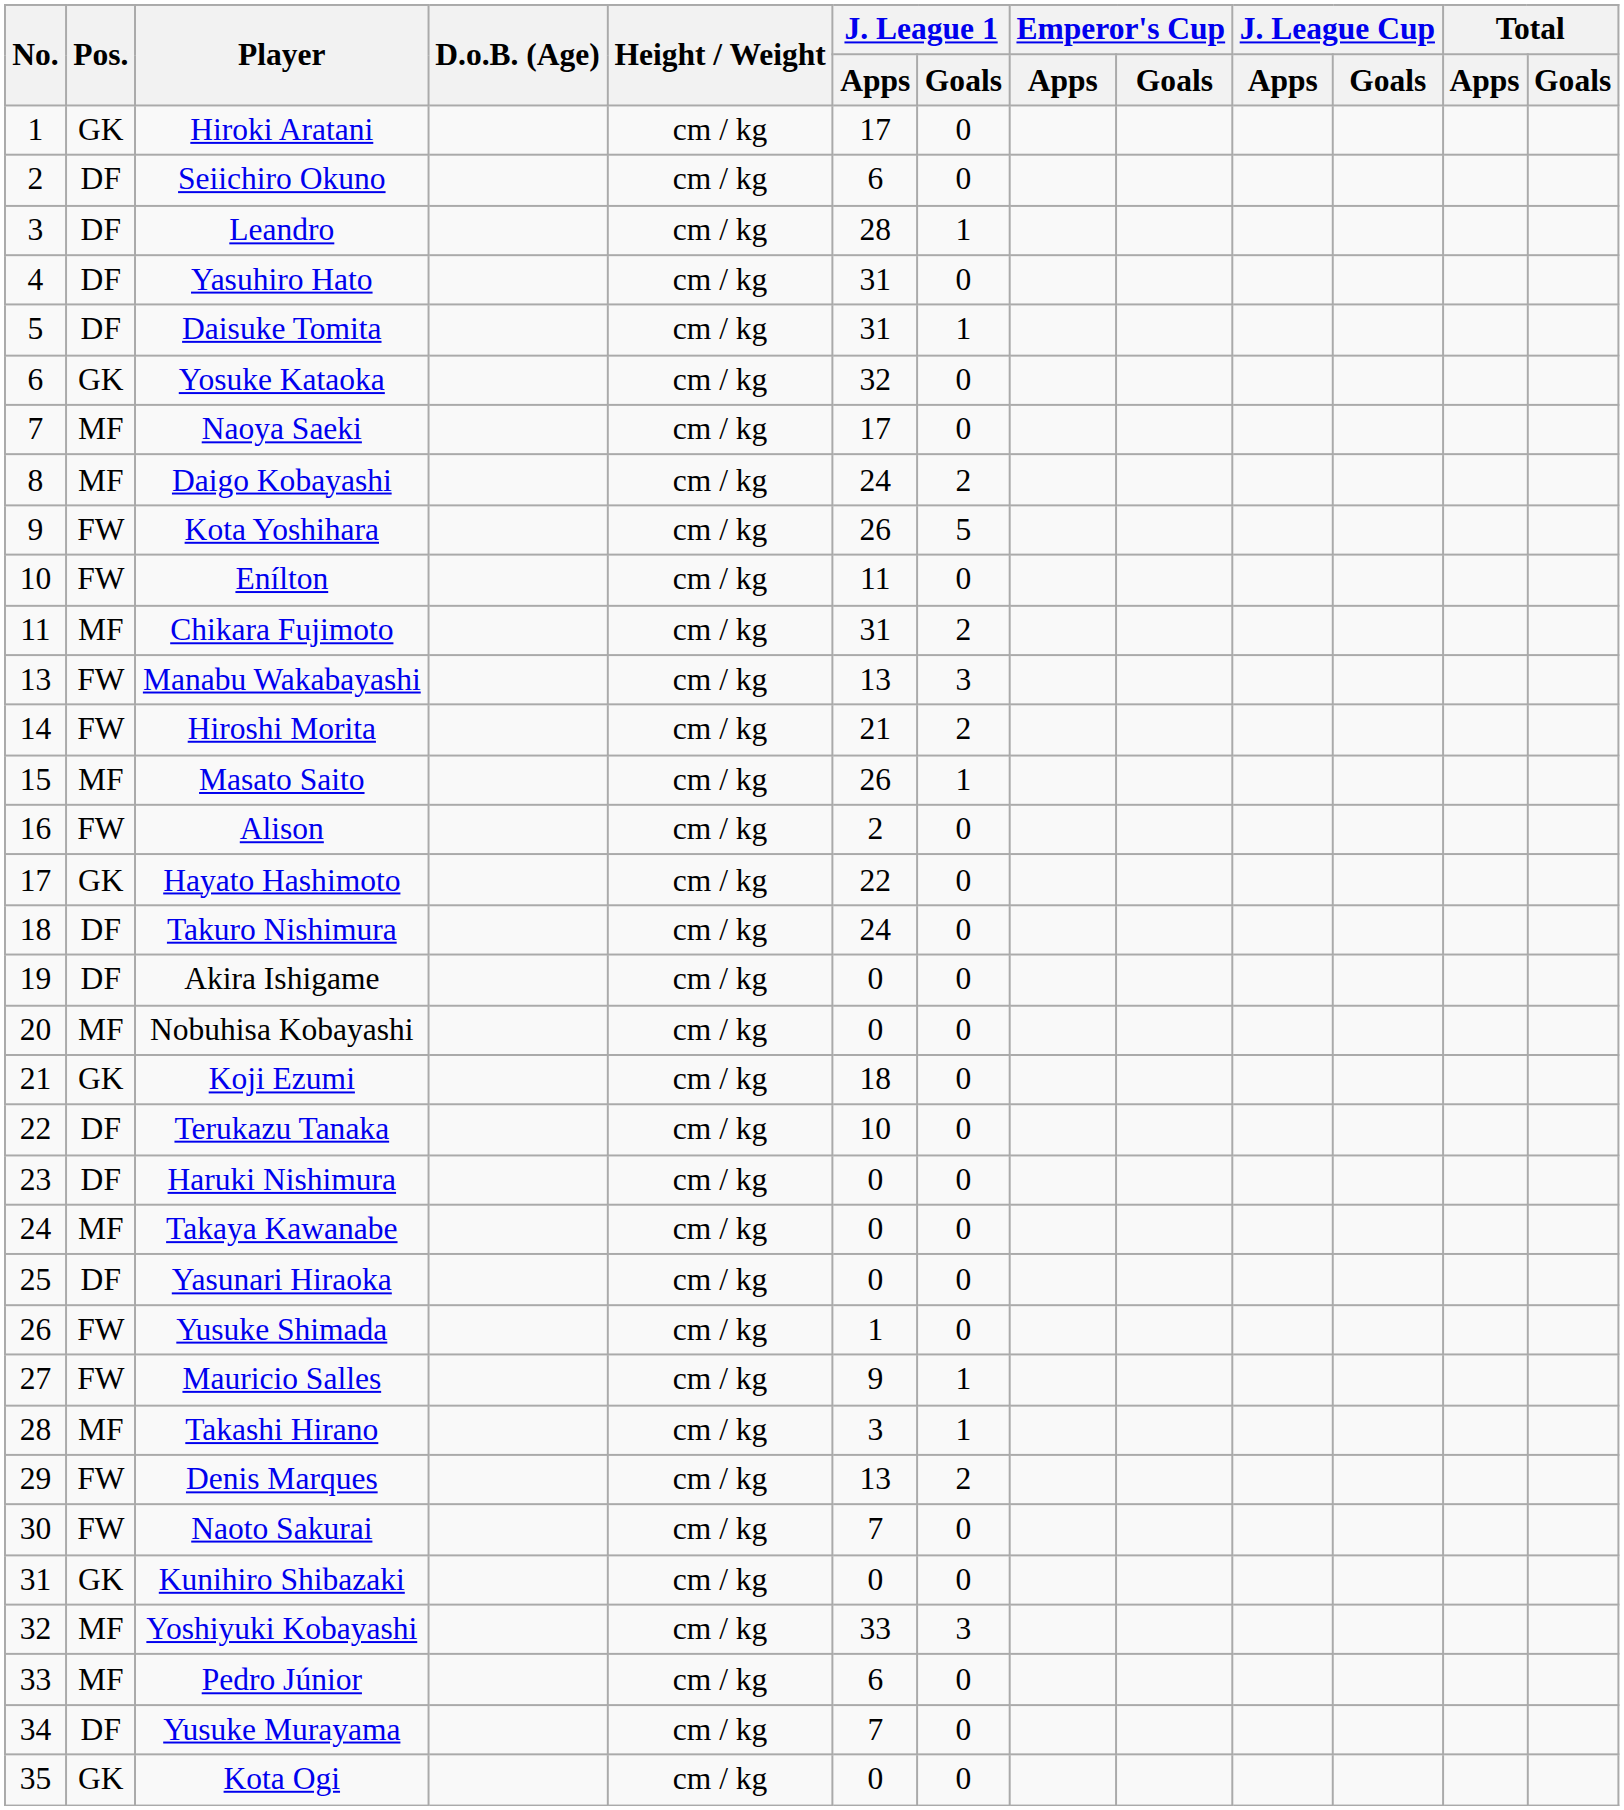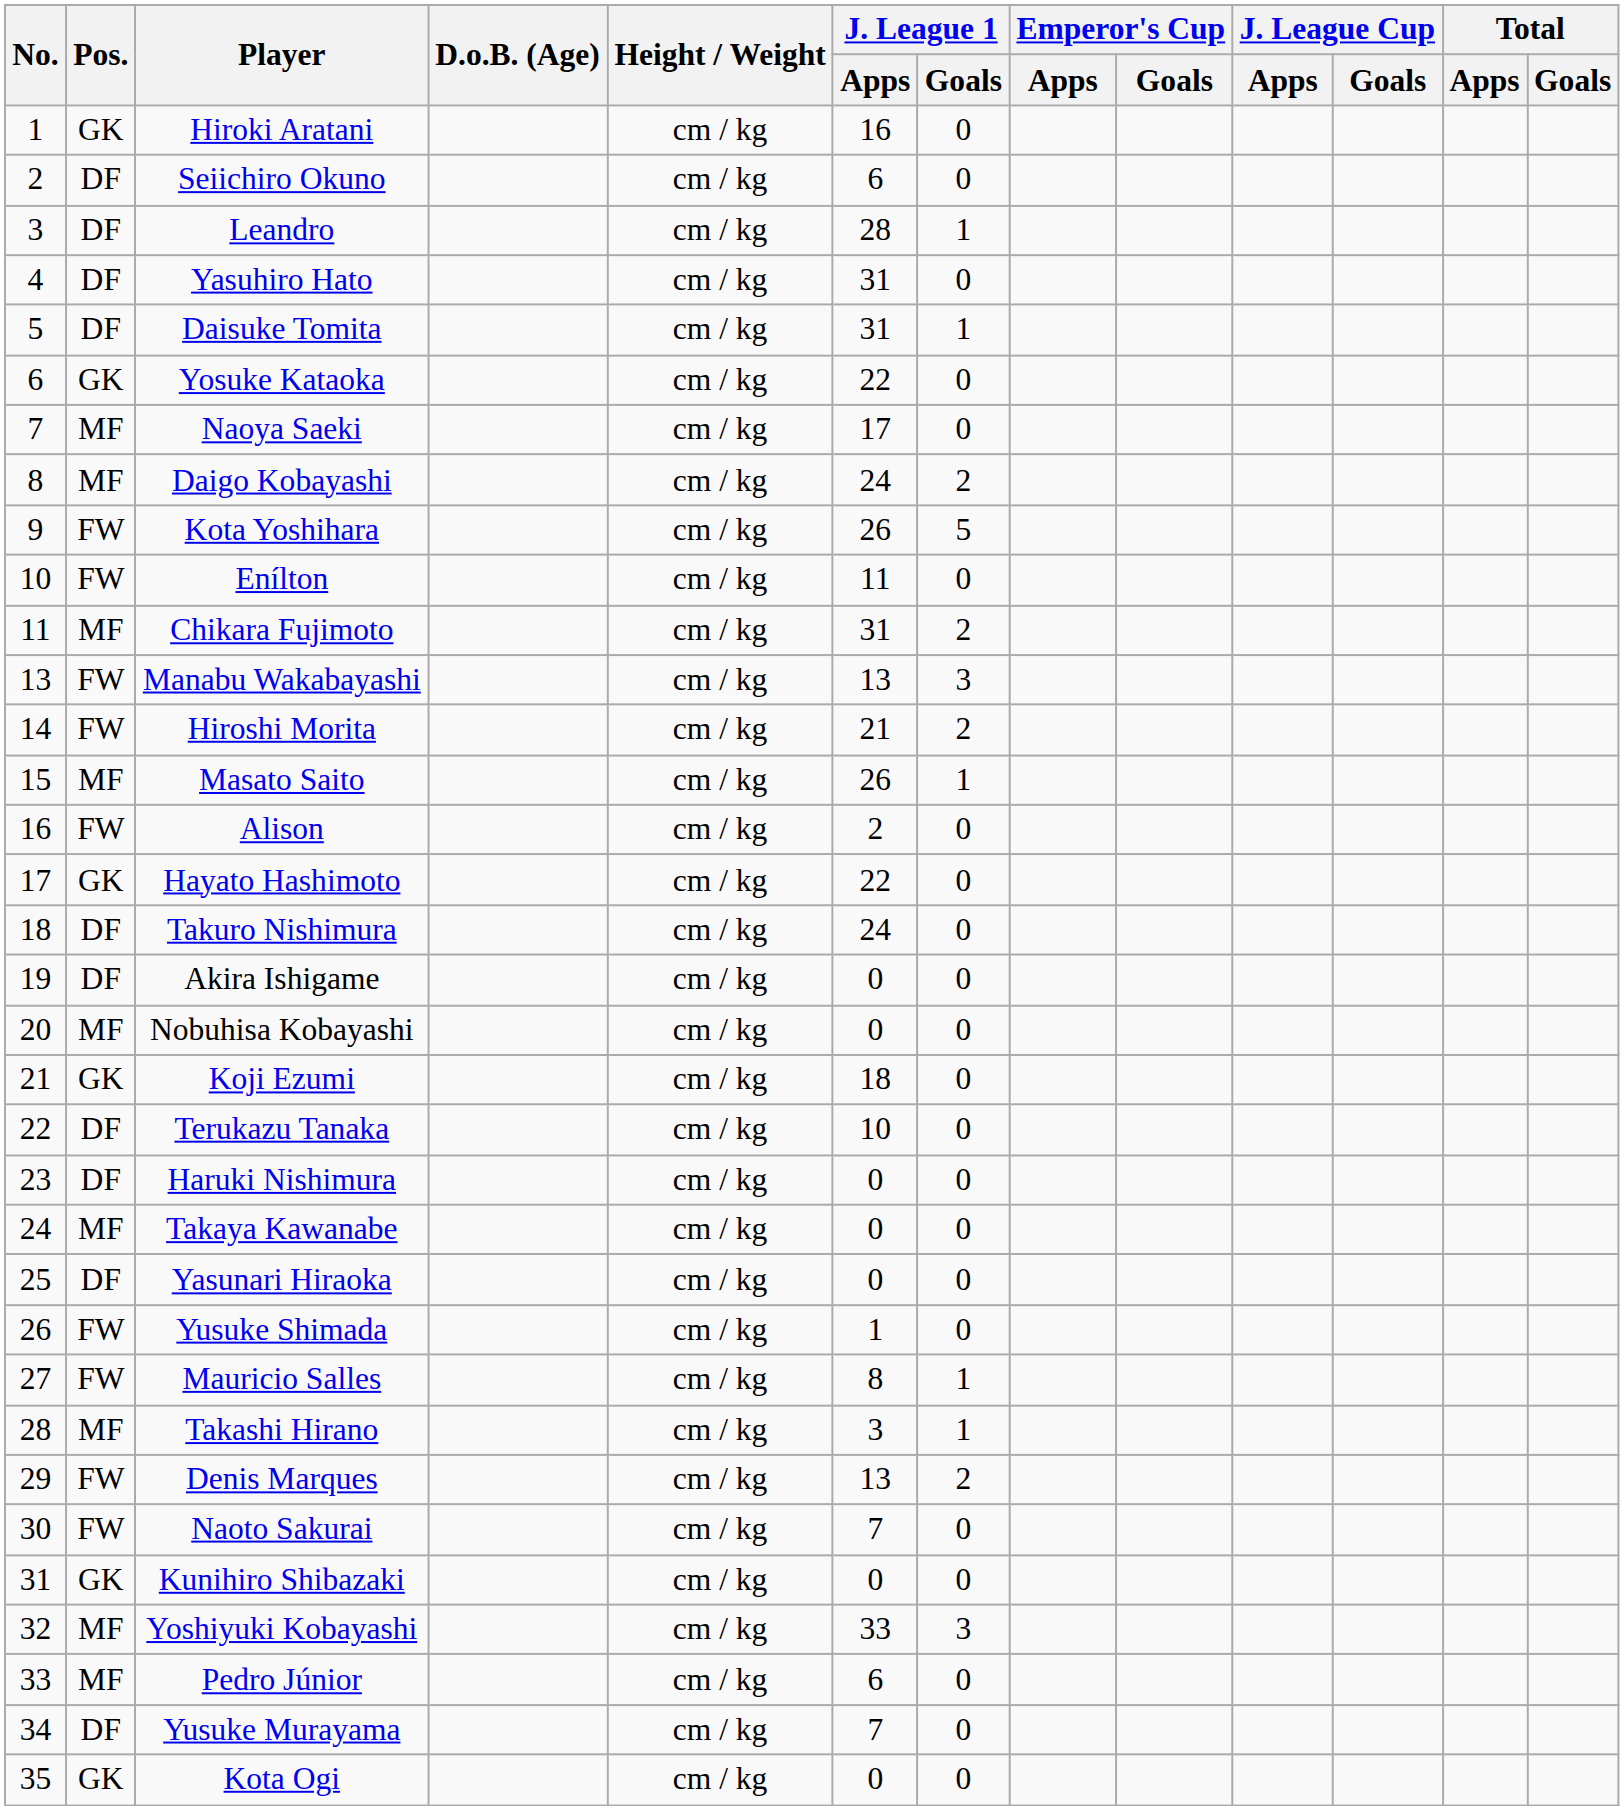(875, 129) 17 -> (875, 129) 16
(875, 379) 32 -> (875, 379) 22
(875, 1379) 9 -> (875, 1379) 8
